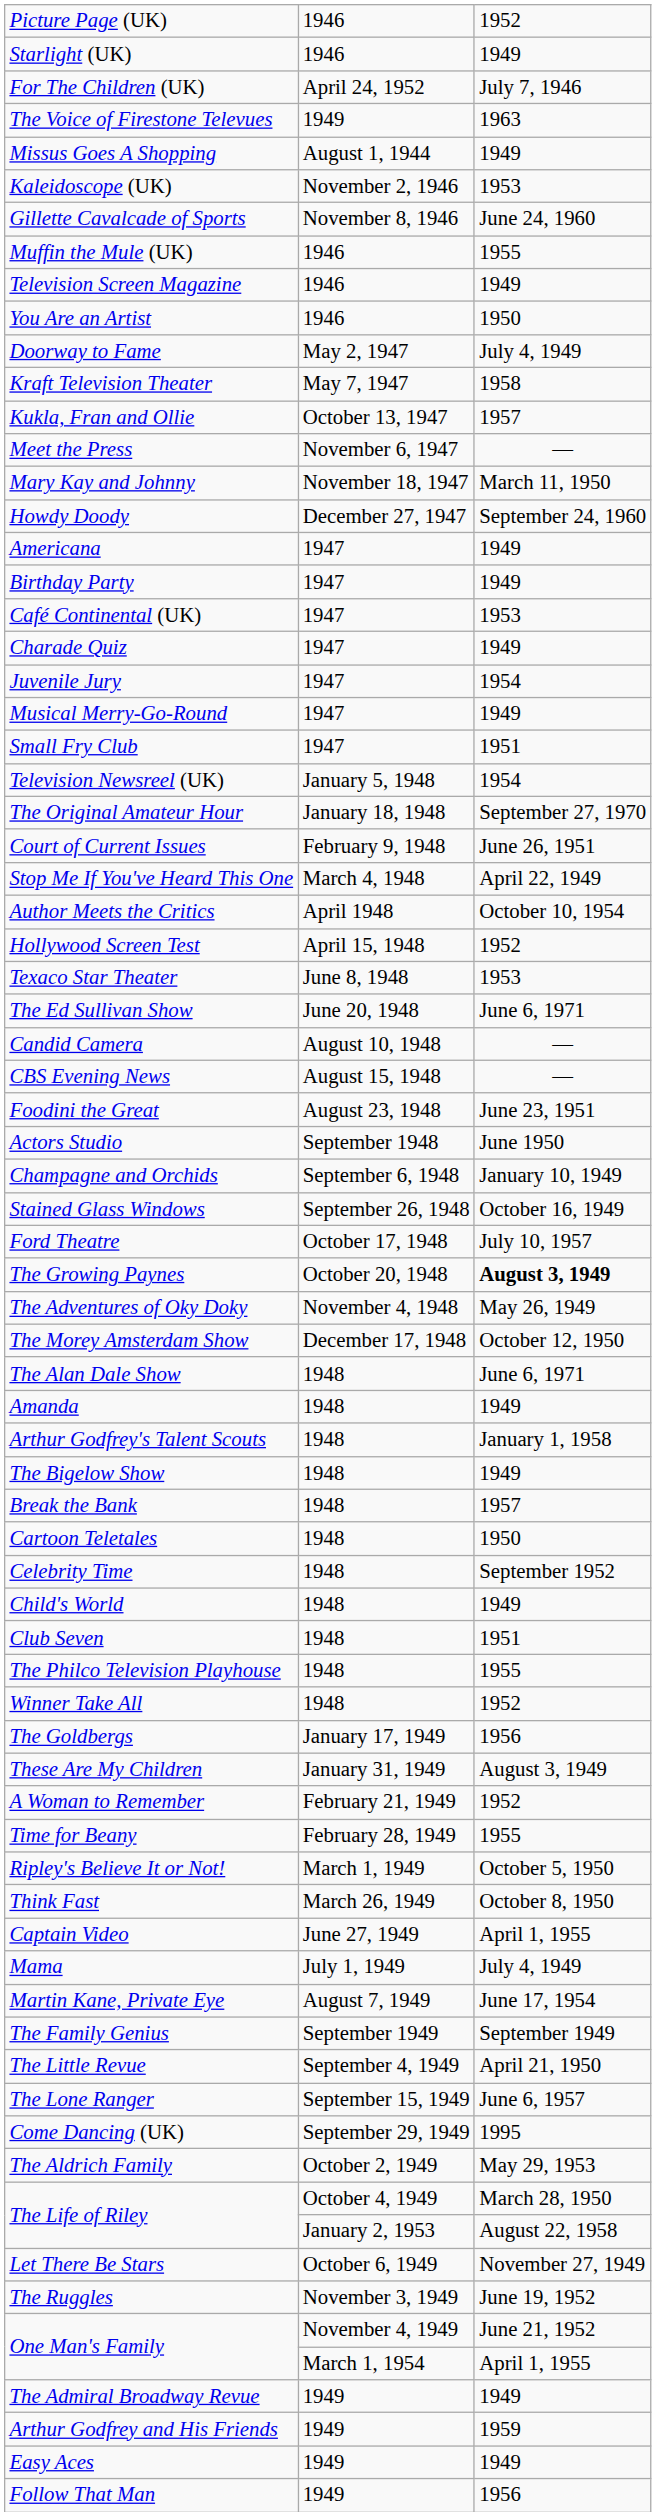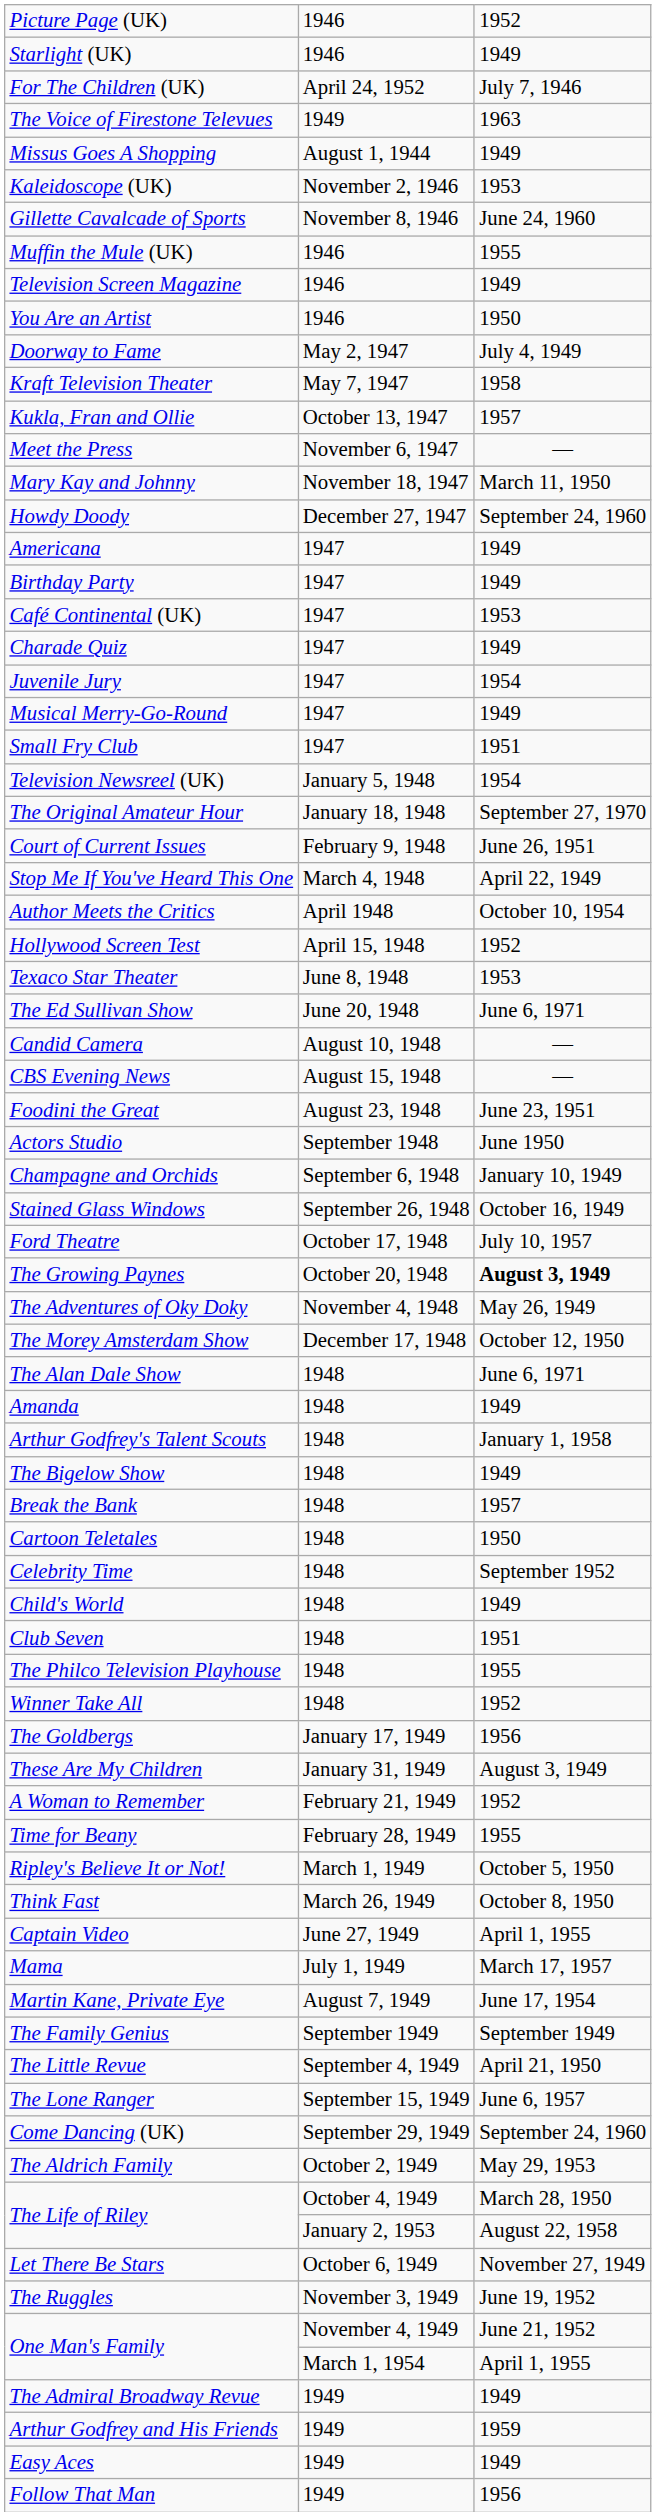(530, 1967) July 4, 1949 -> (545, 1967) March 17, 1957
(500, 2132) 1995 -> (563, 2132) September 24, 1960
